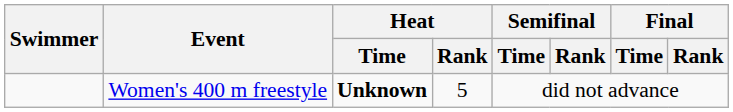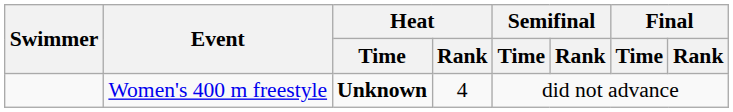(462, 90) 5 -> (462, 90) 4
